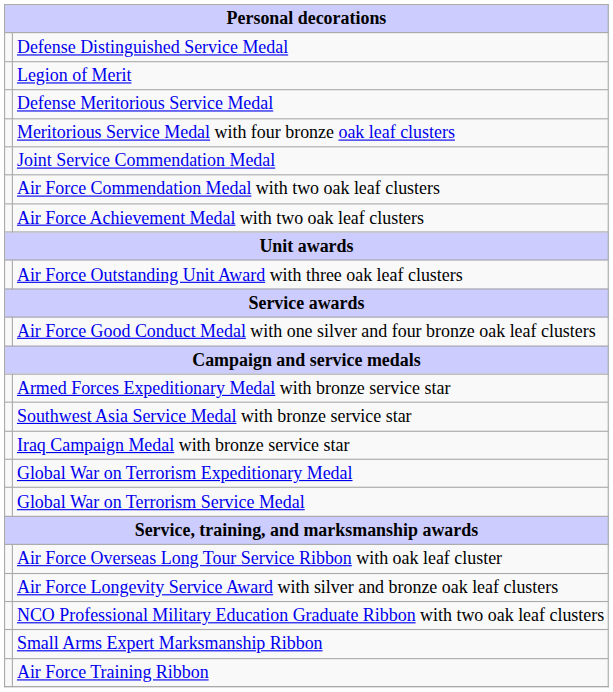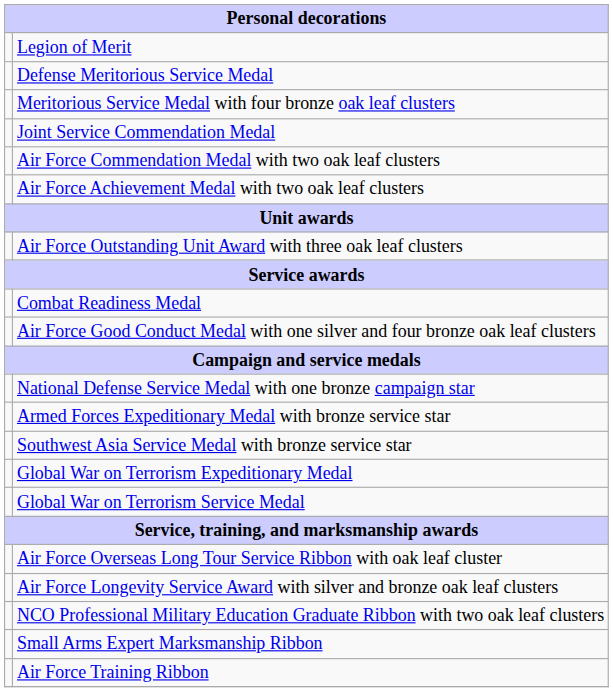- row: (153, 47)
+ row: (109, 302)
+ row: (246, 388)
- row: (183, 445)
